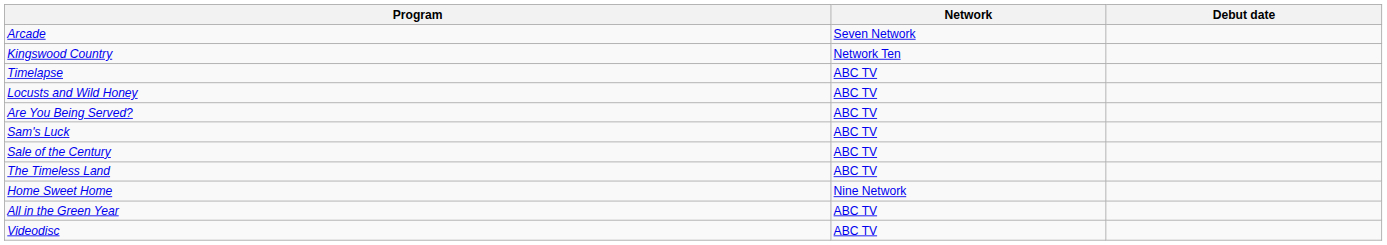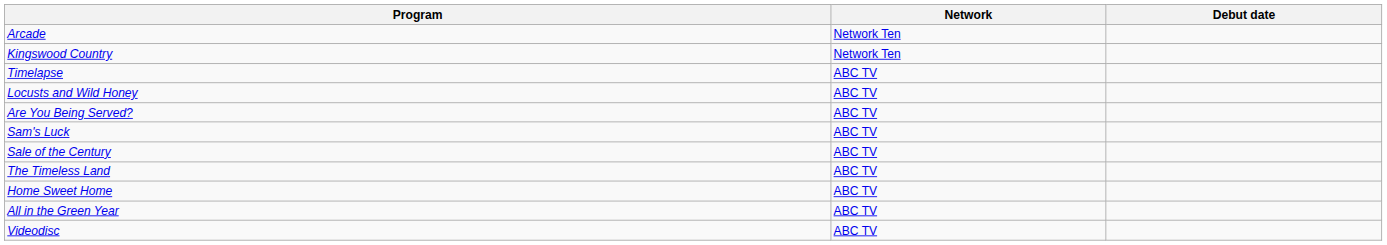(875, 34) Seven Network -> (867, 34) Network Ten
(870, 191) Nine Network -> (855, 191) ABC TV
